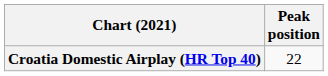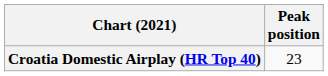(294, 58) 22 -> (294, 58) 23
